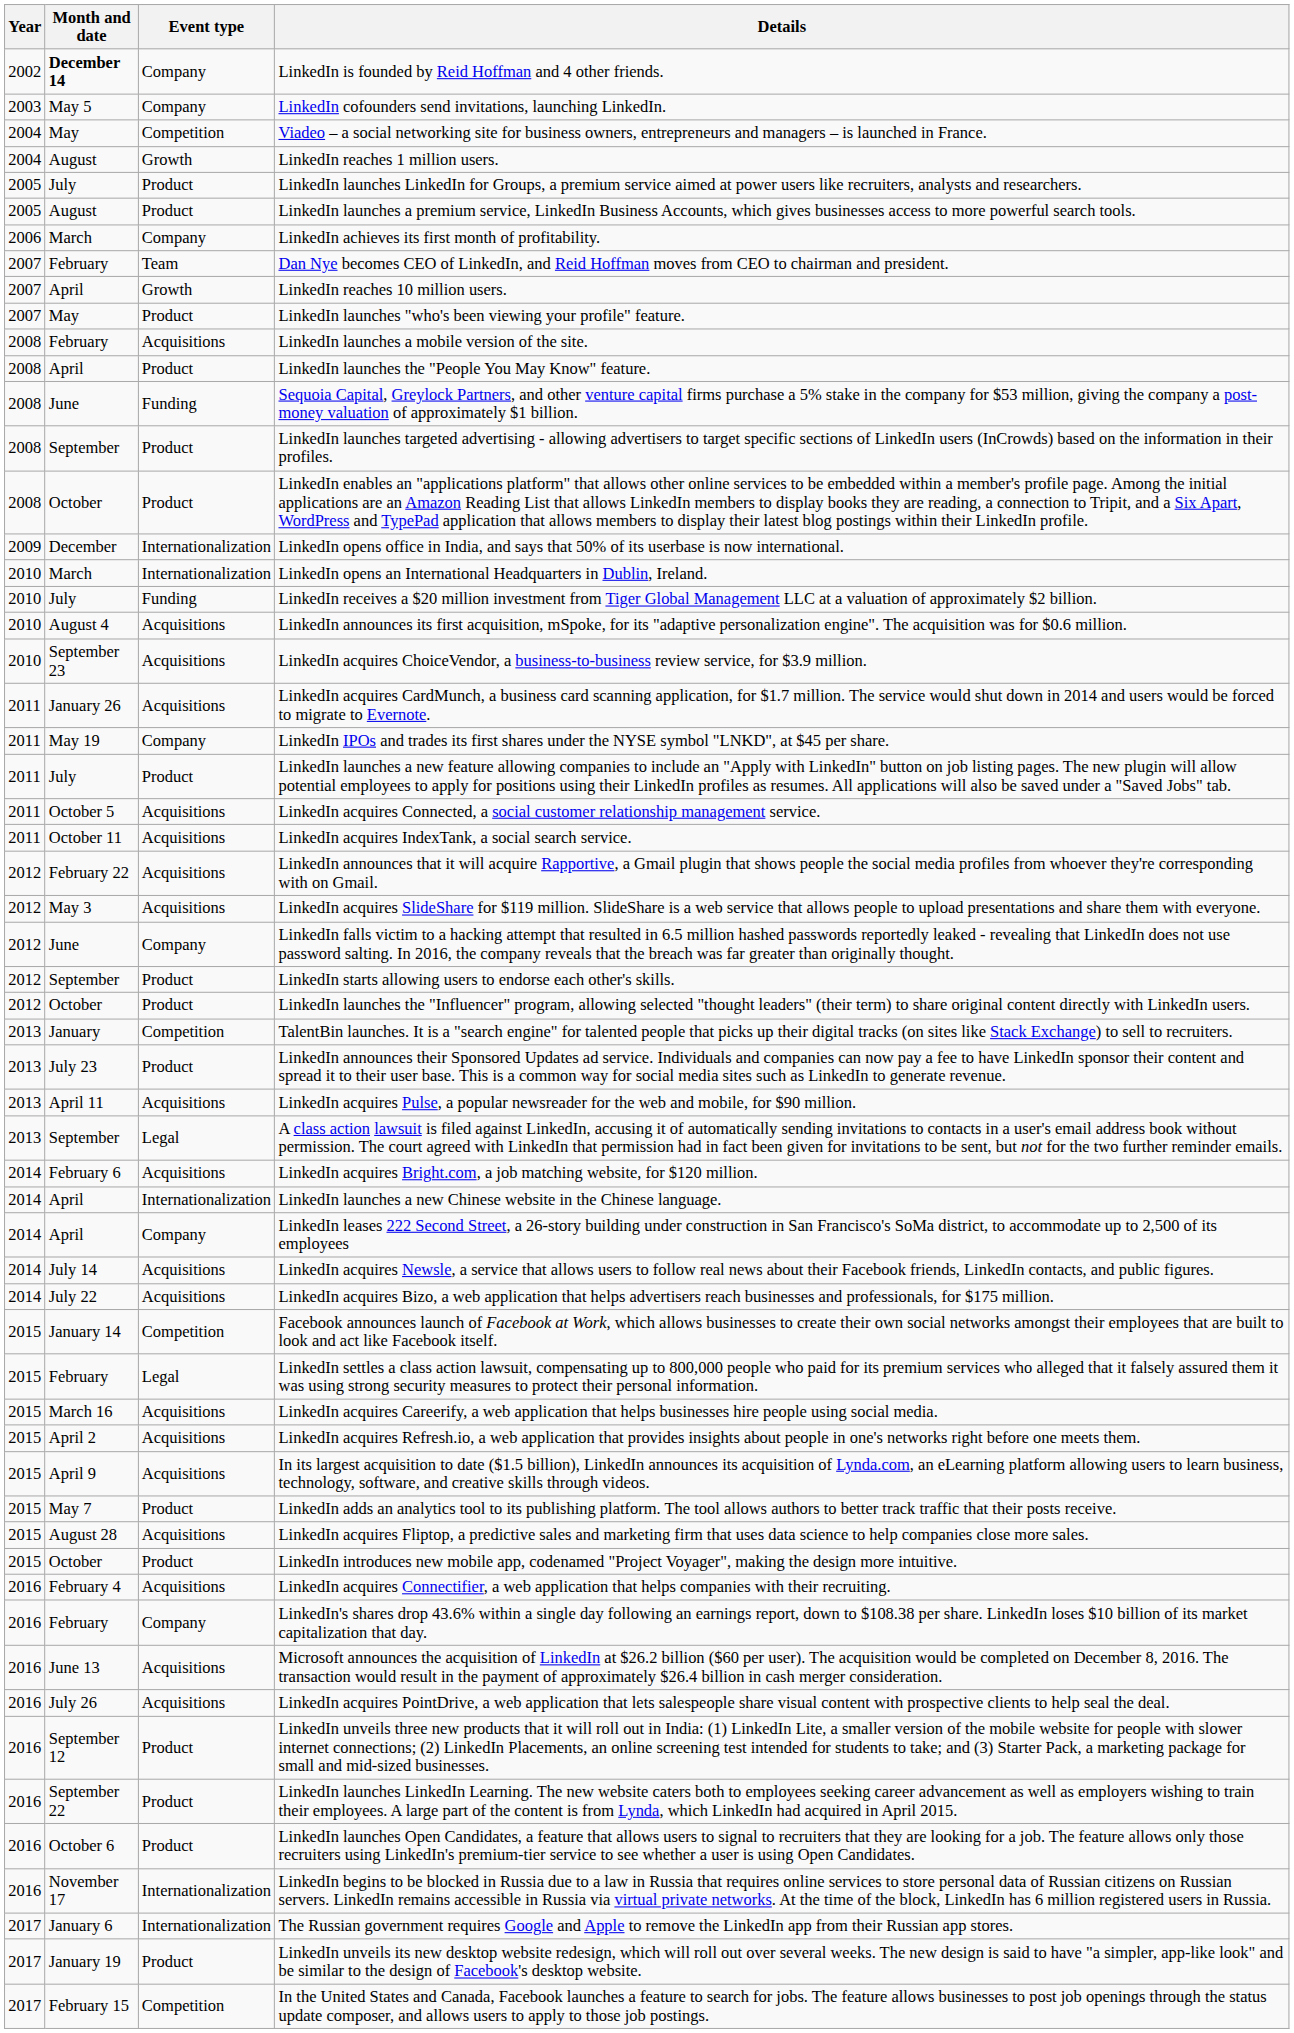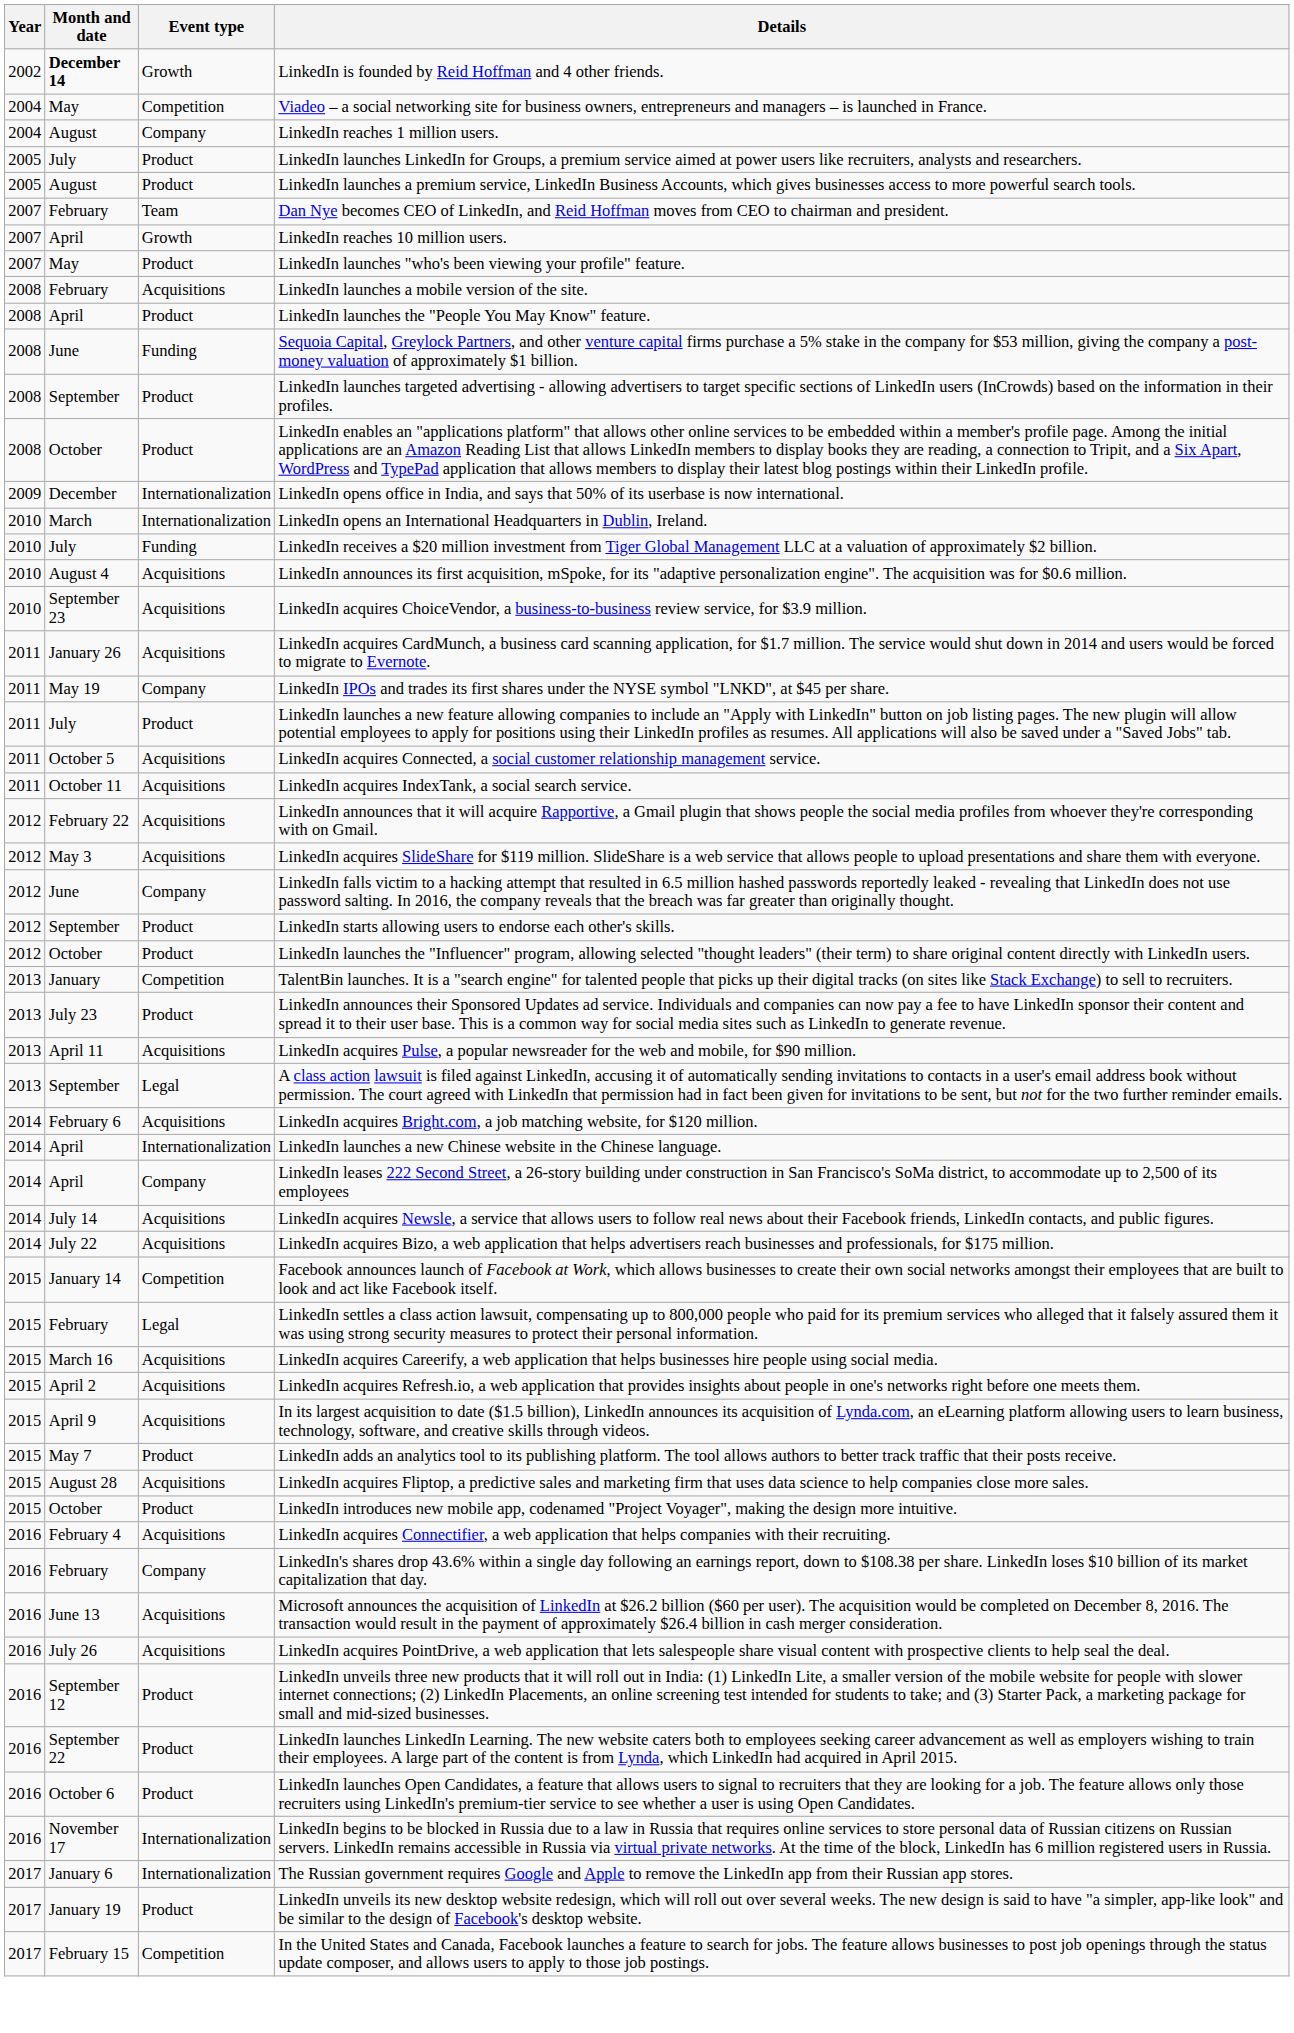(174, 71) Company -> (167, 71) Growth
- row: (472, 106)
(167, 159) Growth -> (174, 133) Company
- row: (439, 237)
